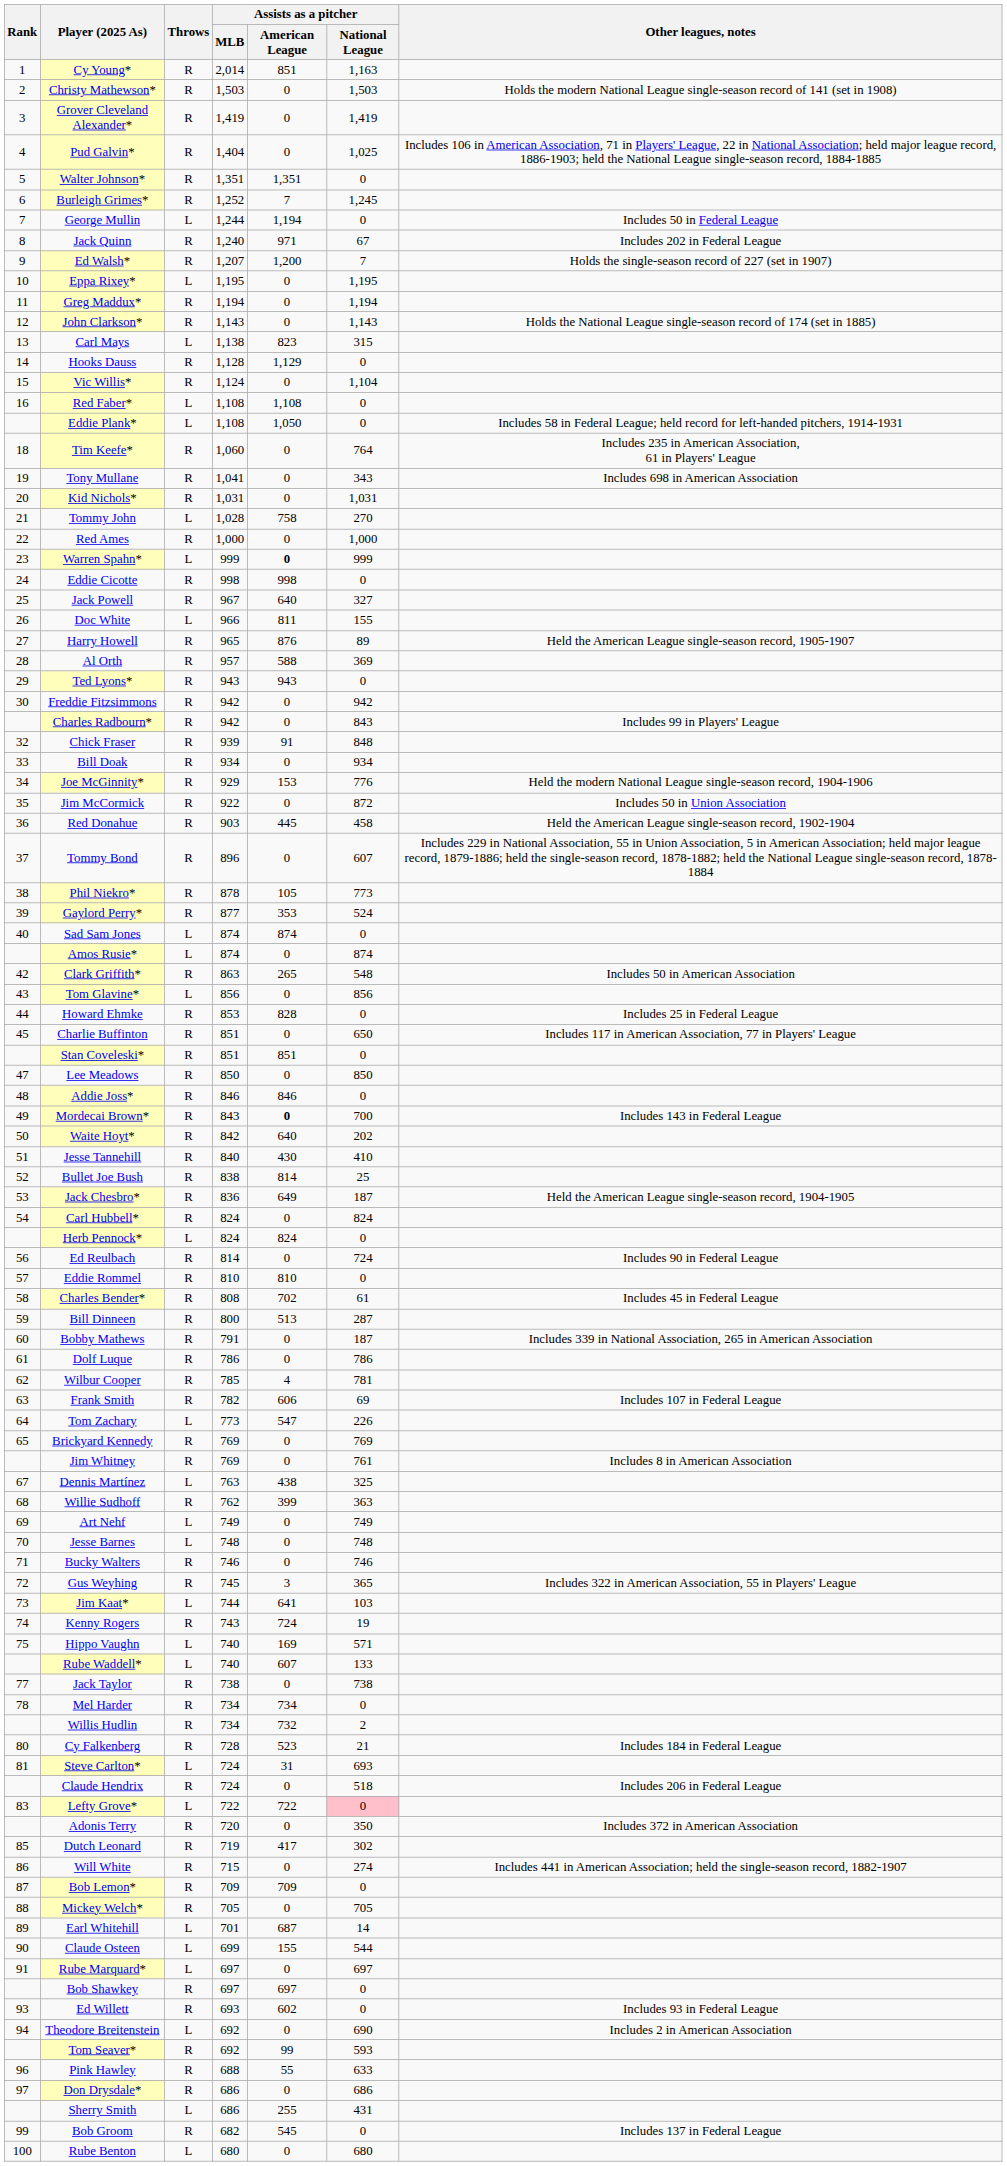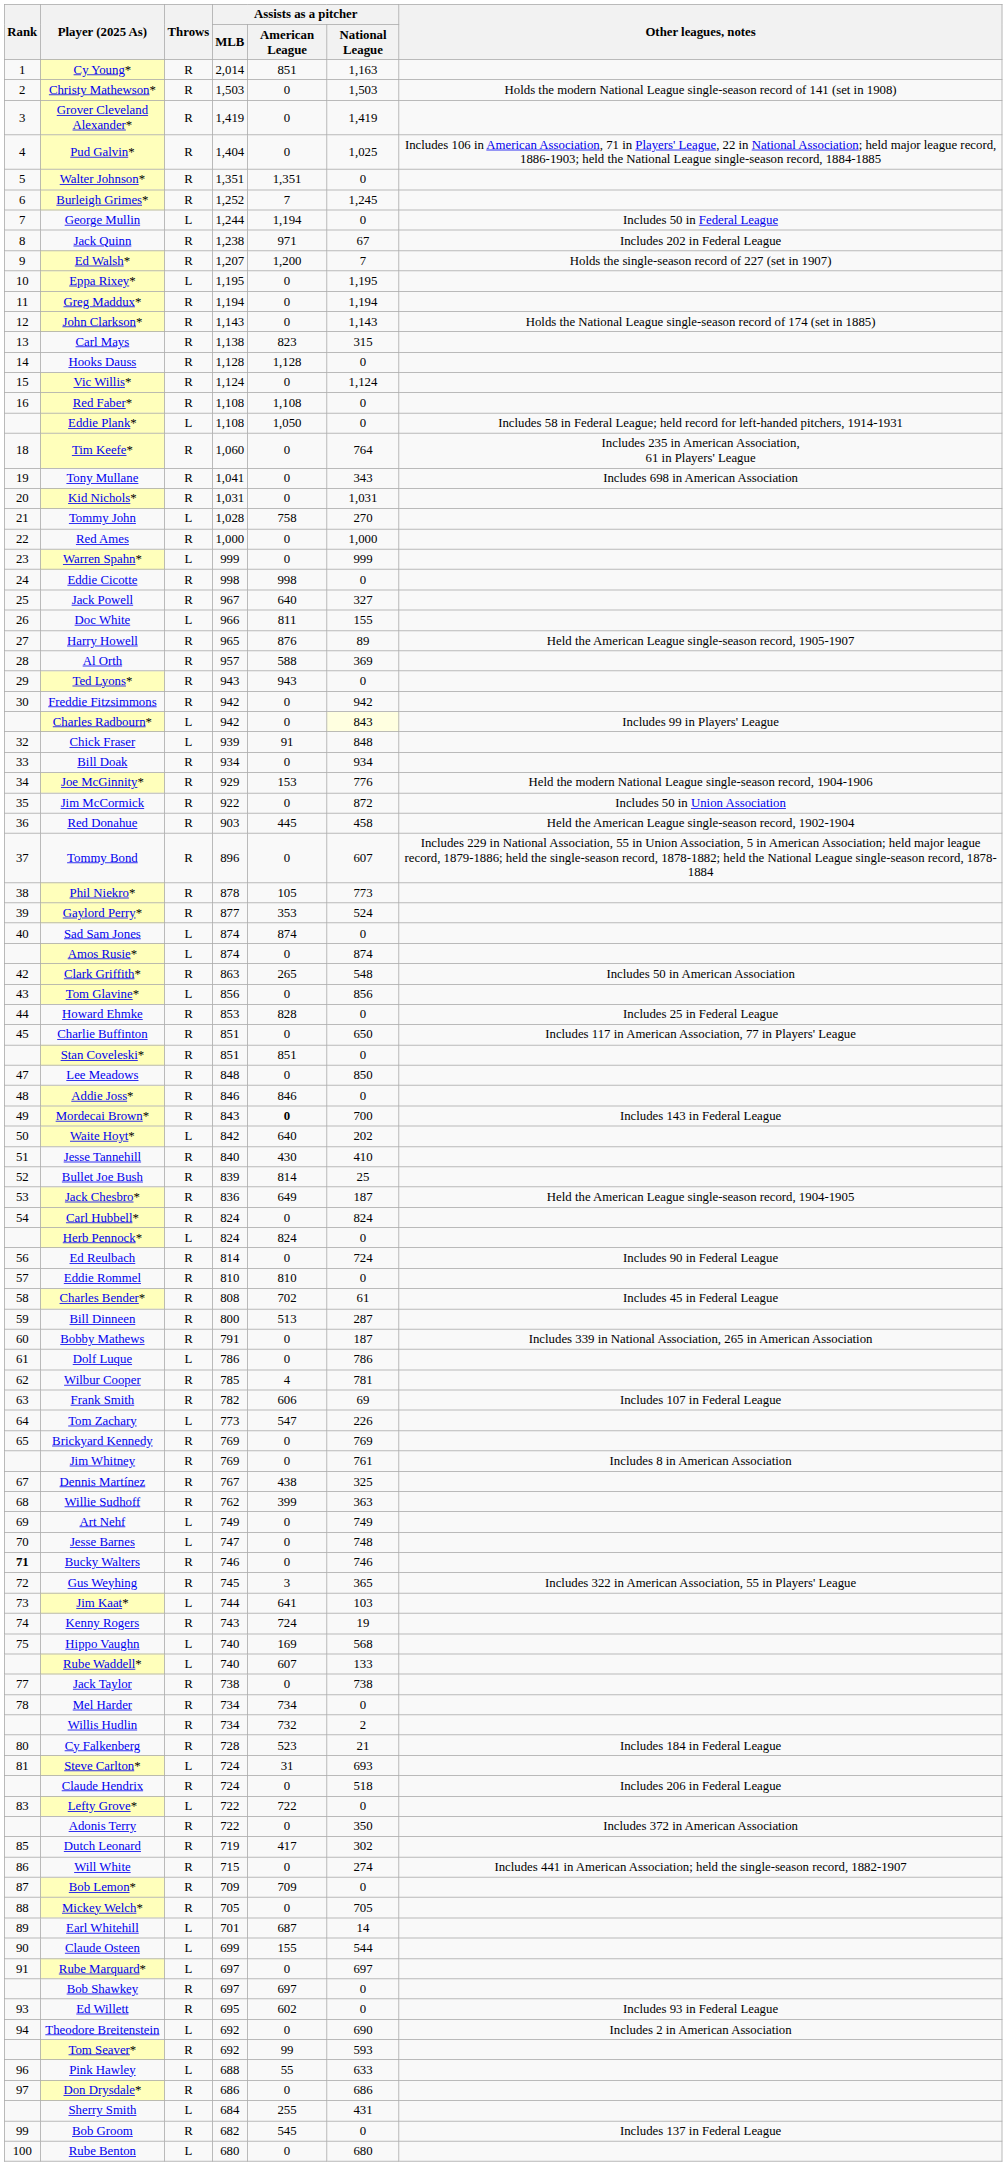(230, 240) 1,240 -> (230, 240) 1,238
(188, 342) L -> (188, 342) R
(287, 362) 1,129 -> (287, 362) 1,128
(363, 382) 1,104 -> (363, 382) 1,124
(188, 402) L -> (188, 402) R
(287, 559) bold -> (287, 559) normal
(188, 721) R -> (188, 721) L
(363, 721) no background -> (363, 721) lightyellow background
(188, 742) R -> (188, 742) L
(230, 1075) 850 -> (230, 1075) 848
(188, 1136) R -> (188, 1136) L
(230, 1176) 838 -> (230, 1176) 839
(188, 1359) R -> (188, 1359) L
(188, 1481) L -> (188, 1481) R
(230, 1481) 763 -> (230, 1481) 767
(230, 1542) 748 -> (230, 1542) 747
(22, 1562) normal -> (22, 1562) bold
(363, 1643) 571 -> (363, 1643) 568
(363, 1806) pink background -> (363, 1806) no background
(230, 1826) 720 -> (230, 1826) 722
(230, 2009) 693 -> (230, 2009) 695
(188, 2070) R -> (188, 2070) L
(230, 2110) 686 -> (230, 2110) 684
